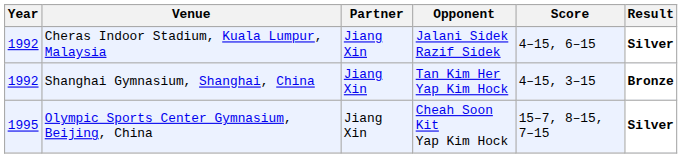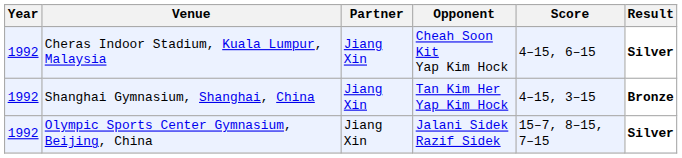(462, 44) Jalani Sidek Razif Sidek -> (462, 52) Cheah Soon Kit Yap Kim Hock
(23, 126) 1995 -> (23, 134) 1992
(462, 126) Cheah Soon Kit Yap Kim Hock -> (462, 134) Jalani Sidek Razif Sidek
